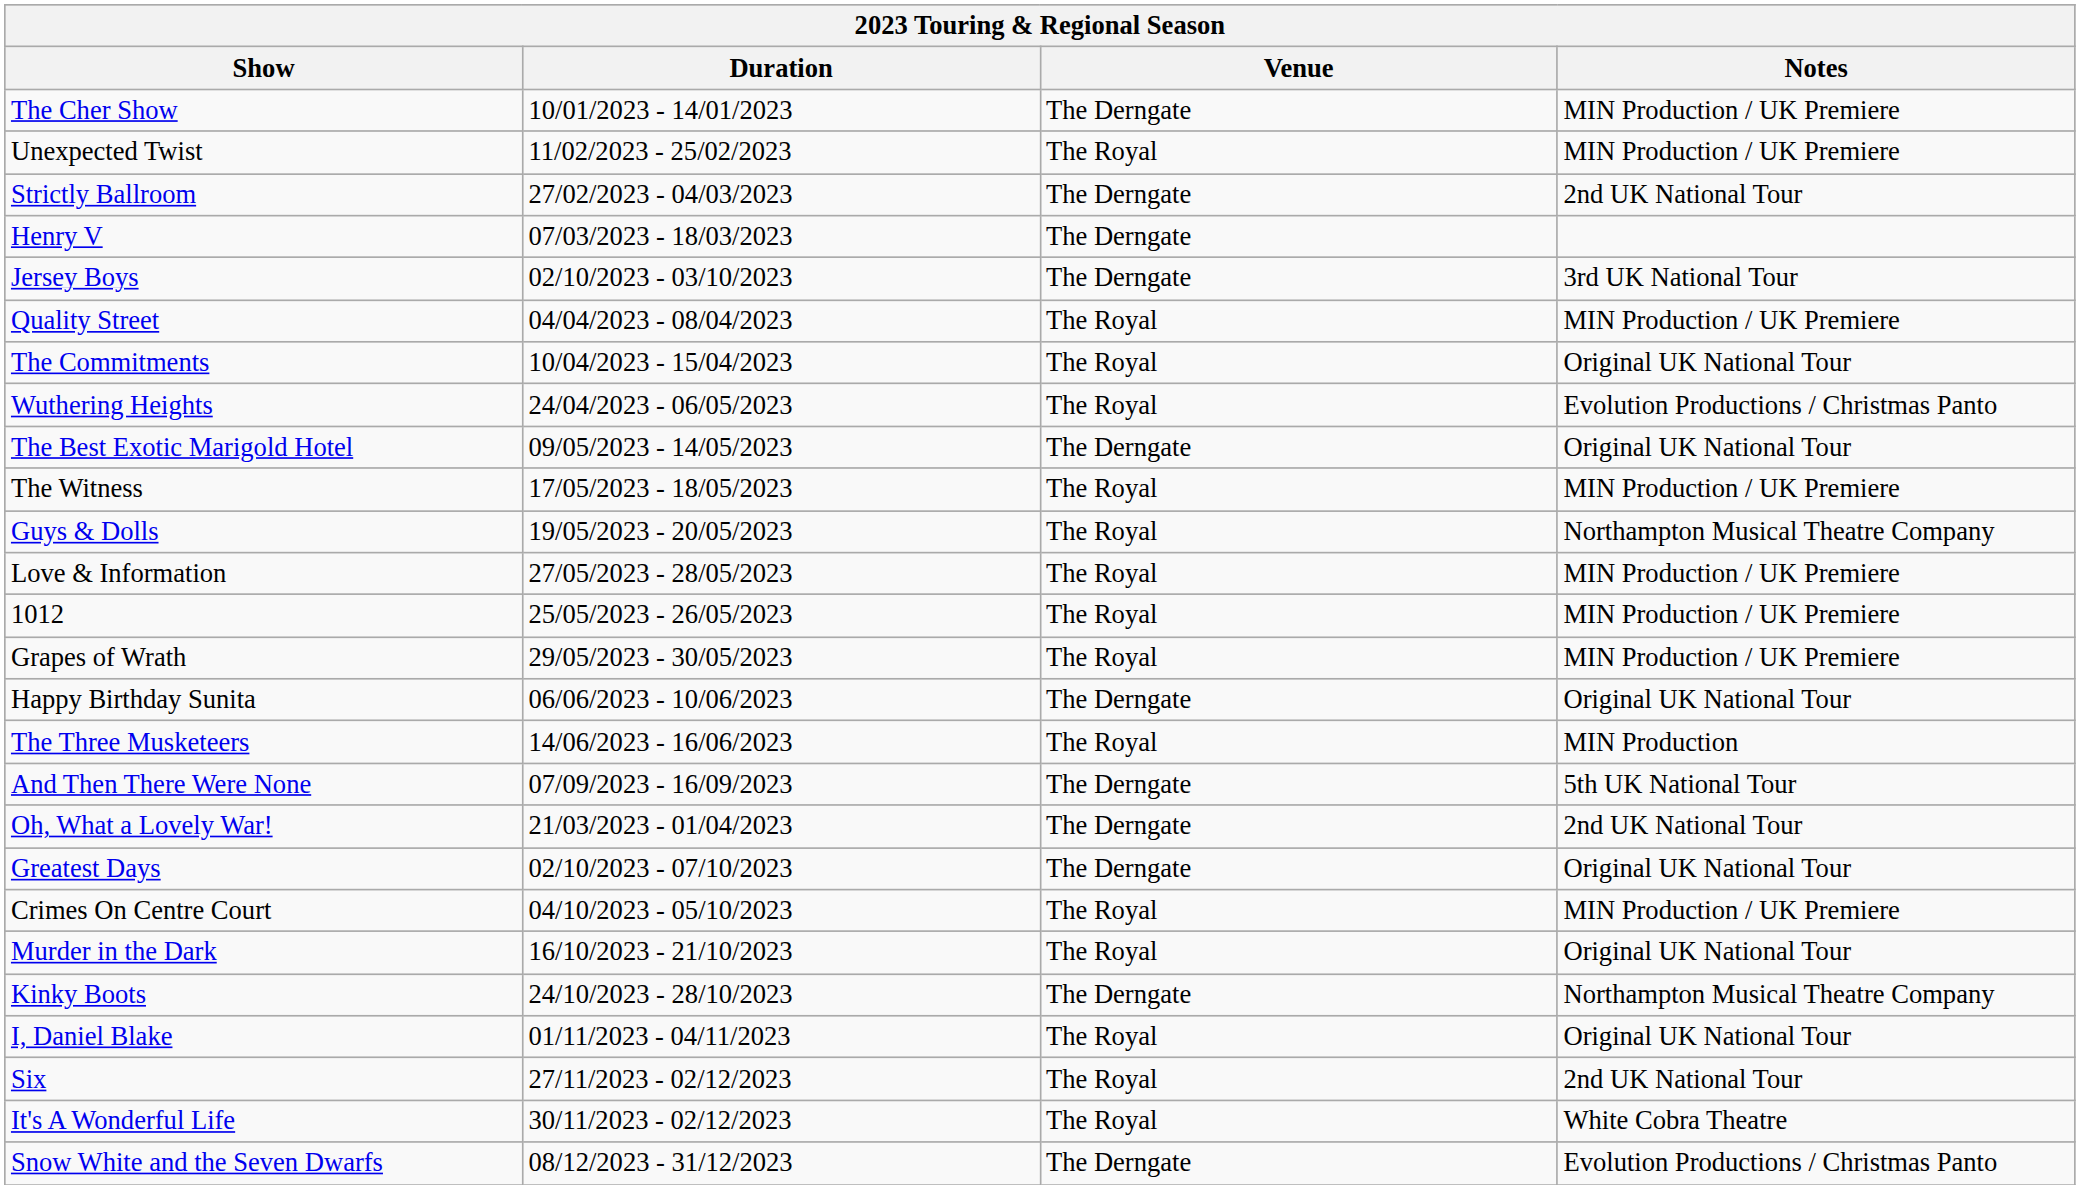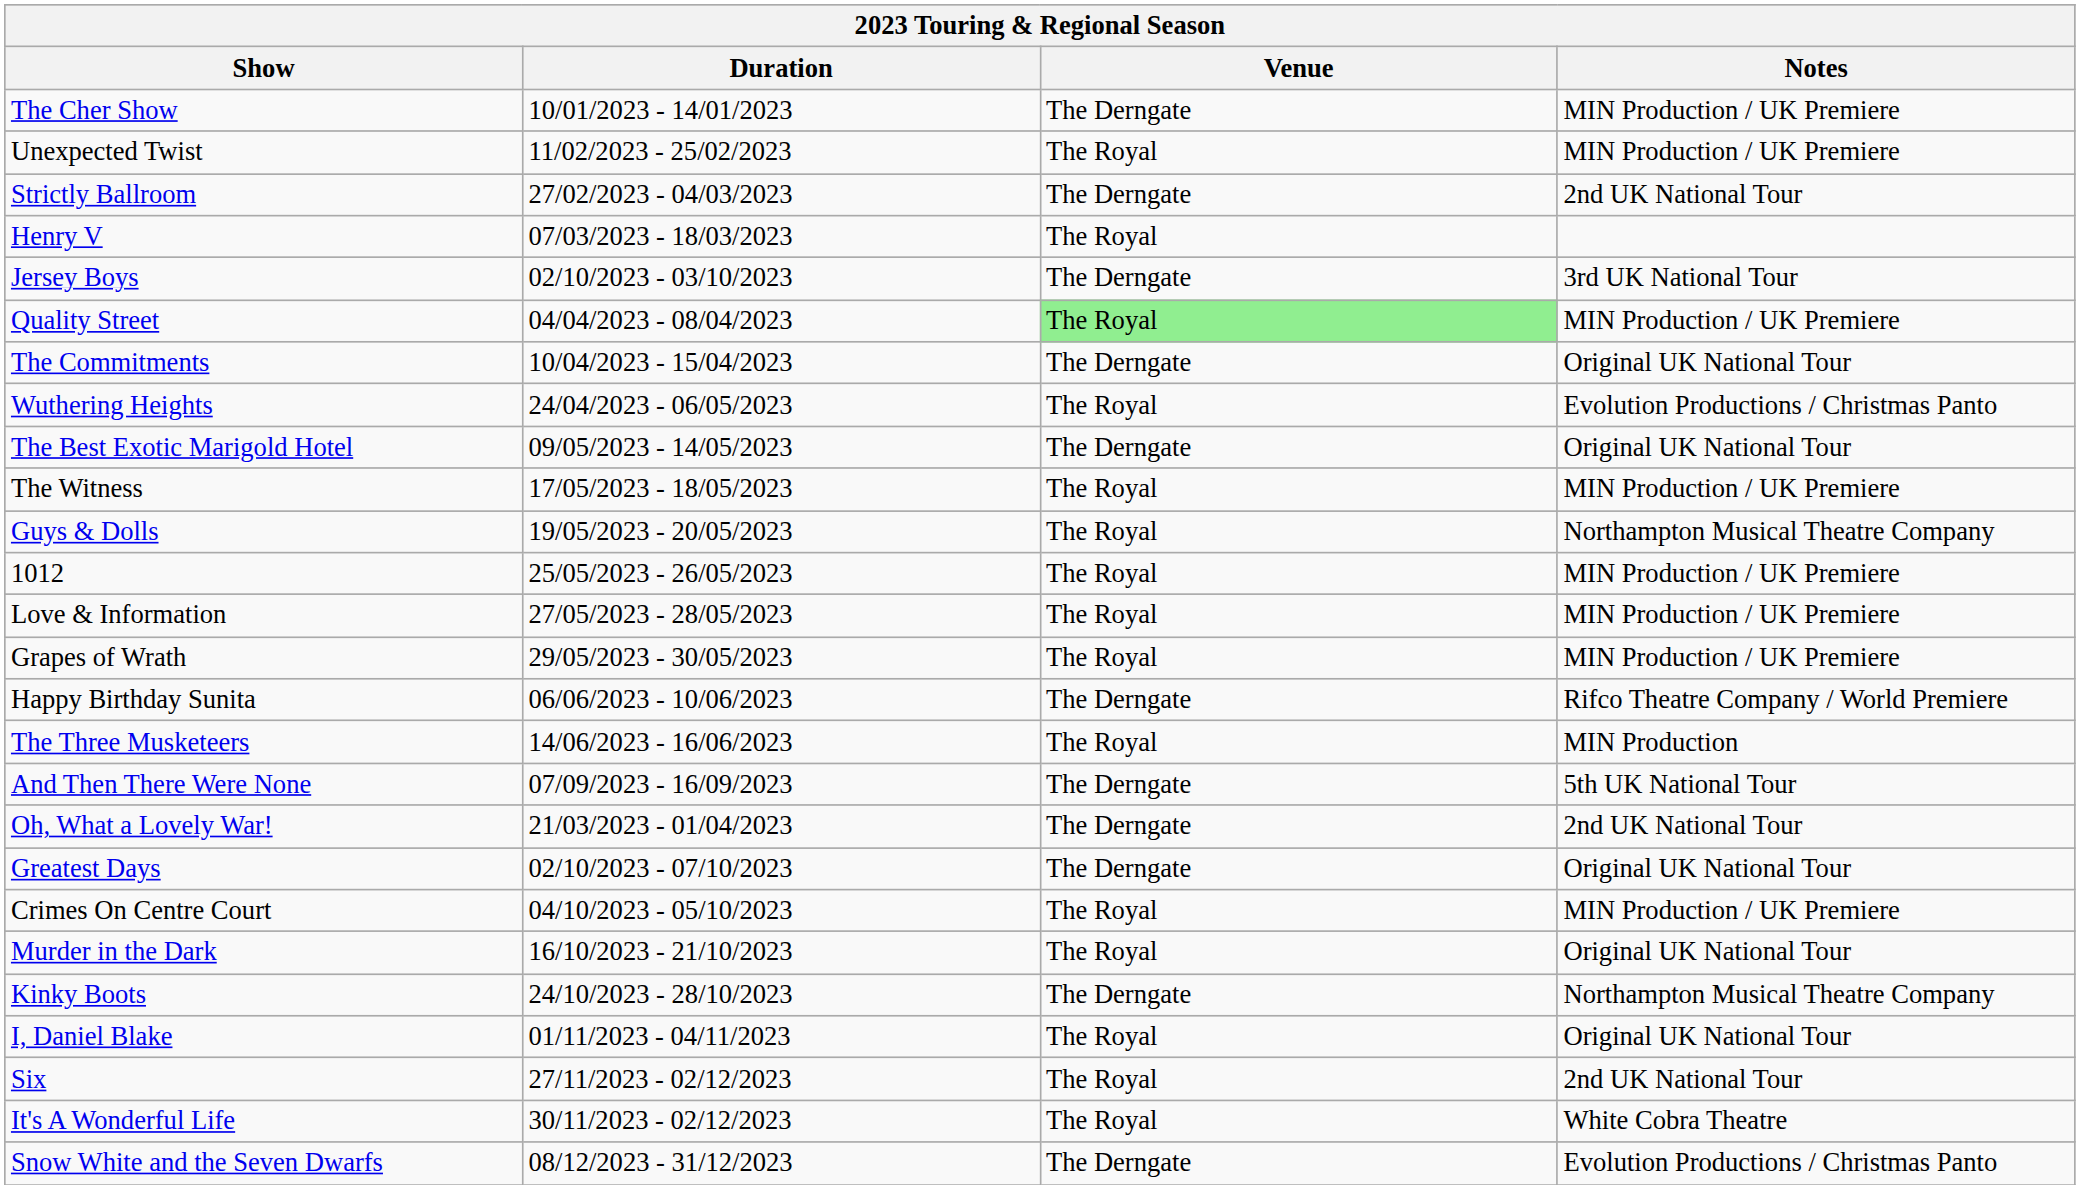(1119, 236) The Derngate -> (1102, 236) The Royal
(1102, 320) no background -> (1102, 320) lightgreen background
(1102, 362) The Royal -> (1119, 362) The Derngate
rows swapped: (38, 615) <-> (119, 573)
(1707, 699) Original UK National Tour -> (1786, 699) Rifco Theatre Company / World Premiere
